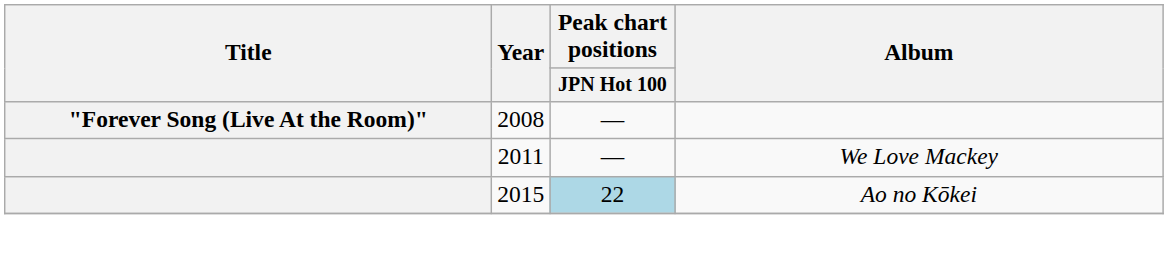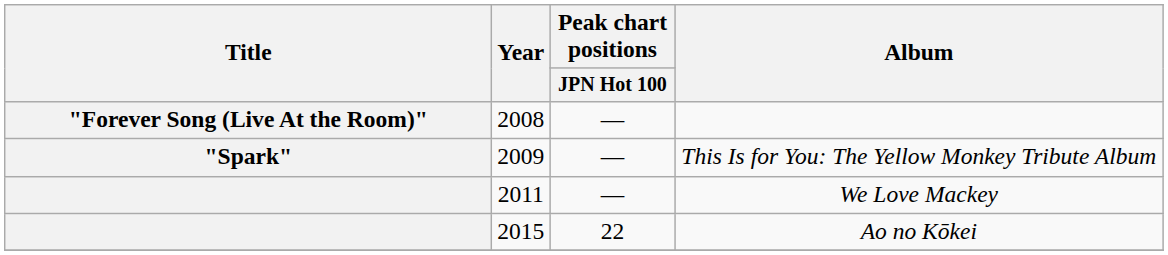+ row: (521, 157)
(612, 194) lightblue background -> (612, 231) no background
